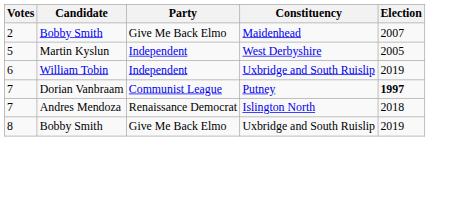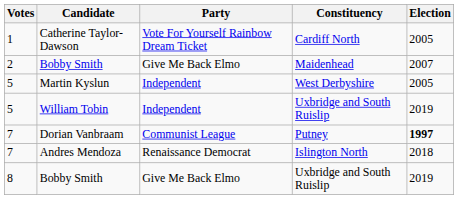+ row: (81, 39)
(10, 70) 6 -> (10, 108) 5
